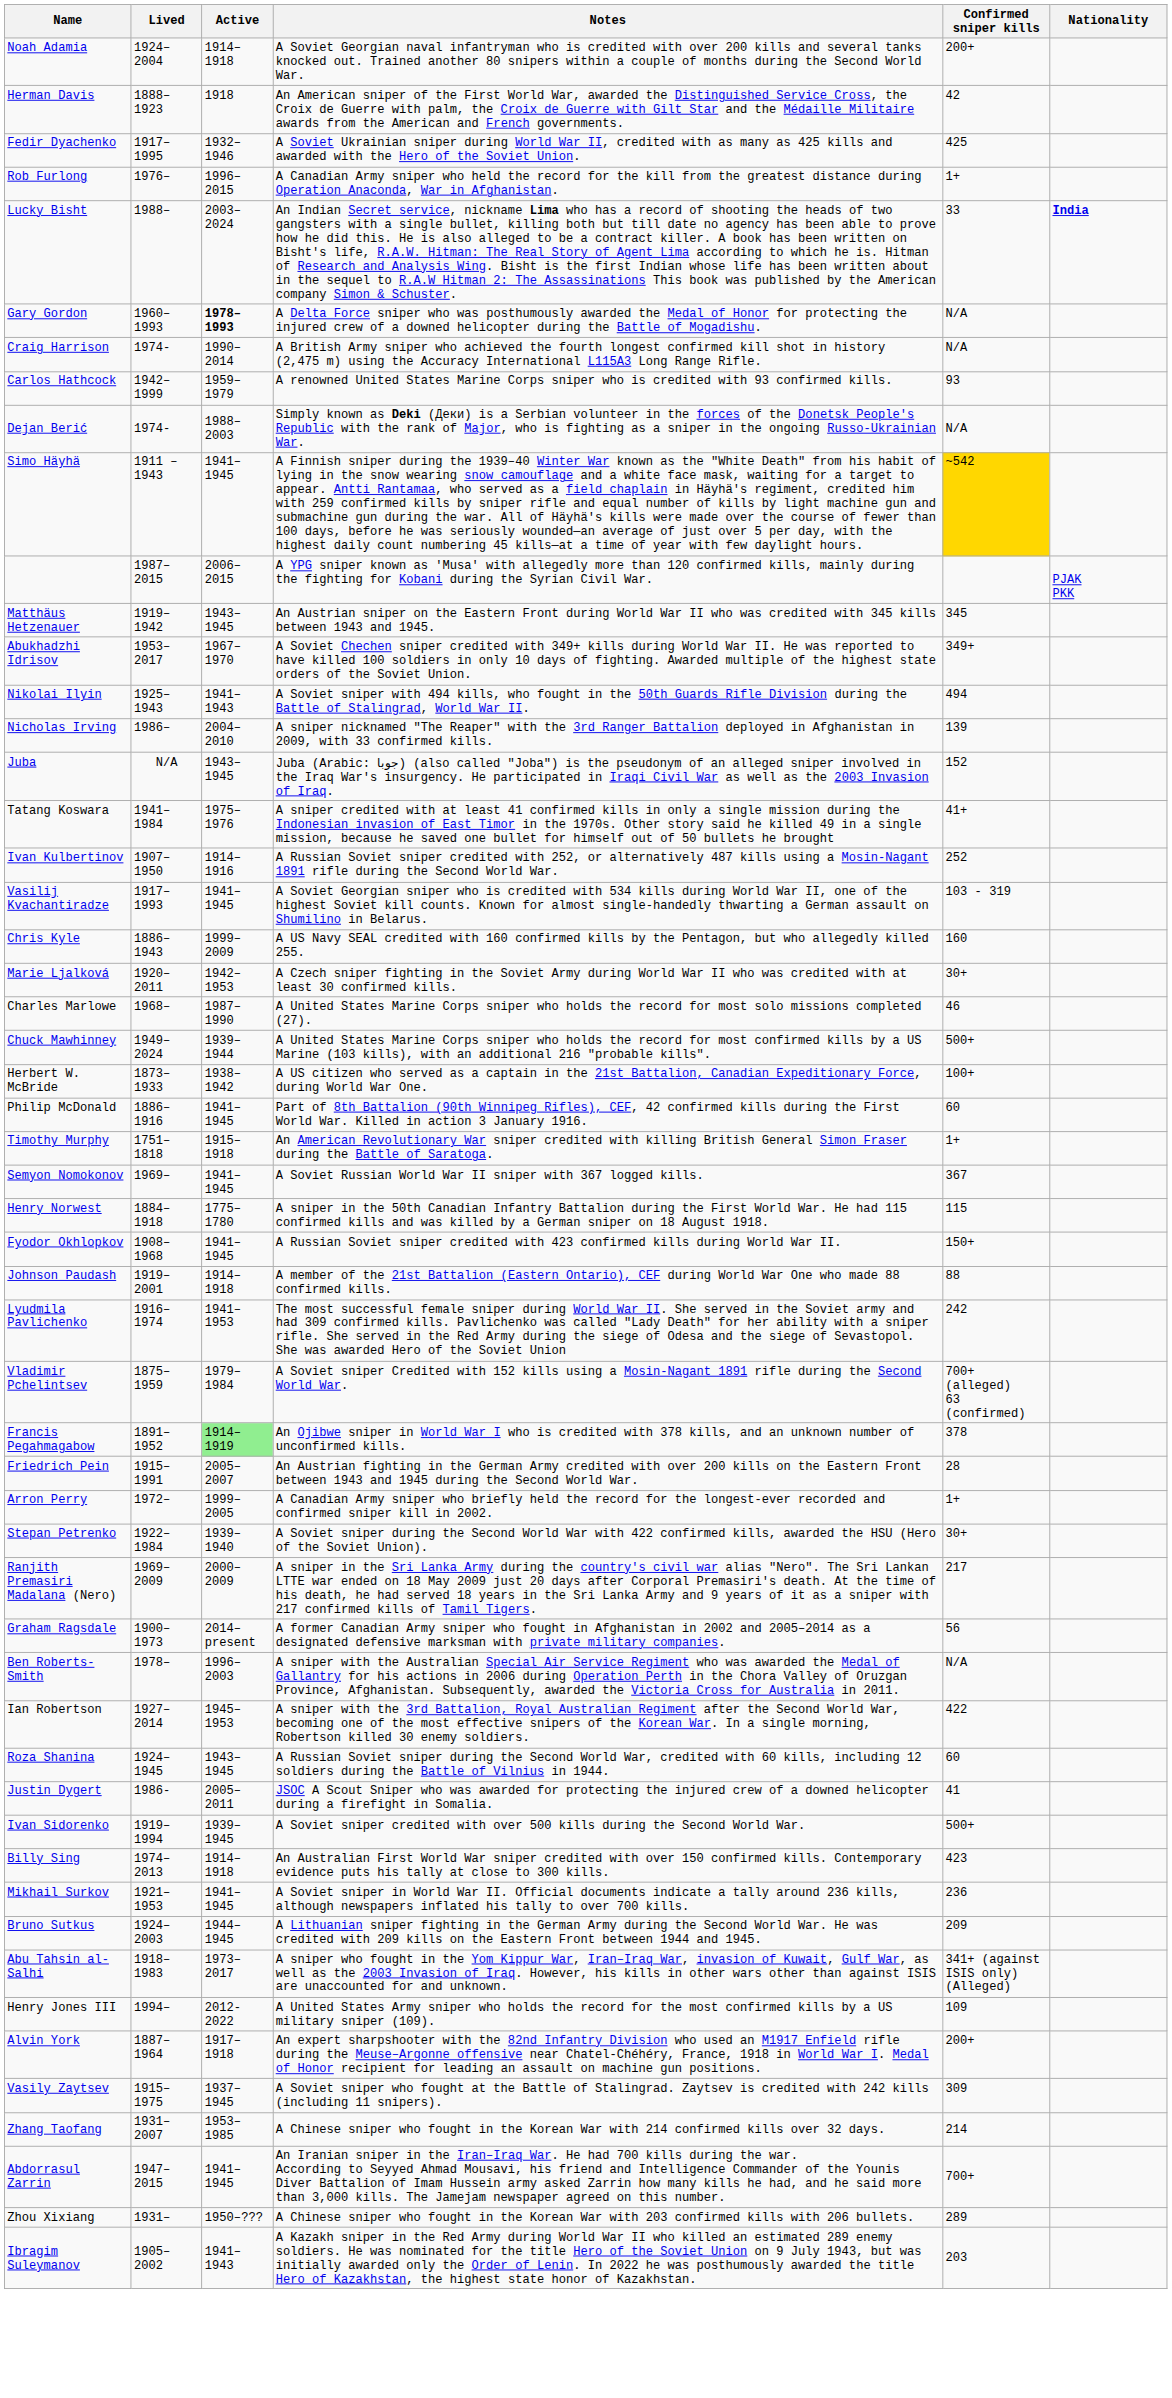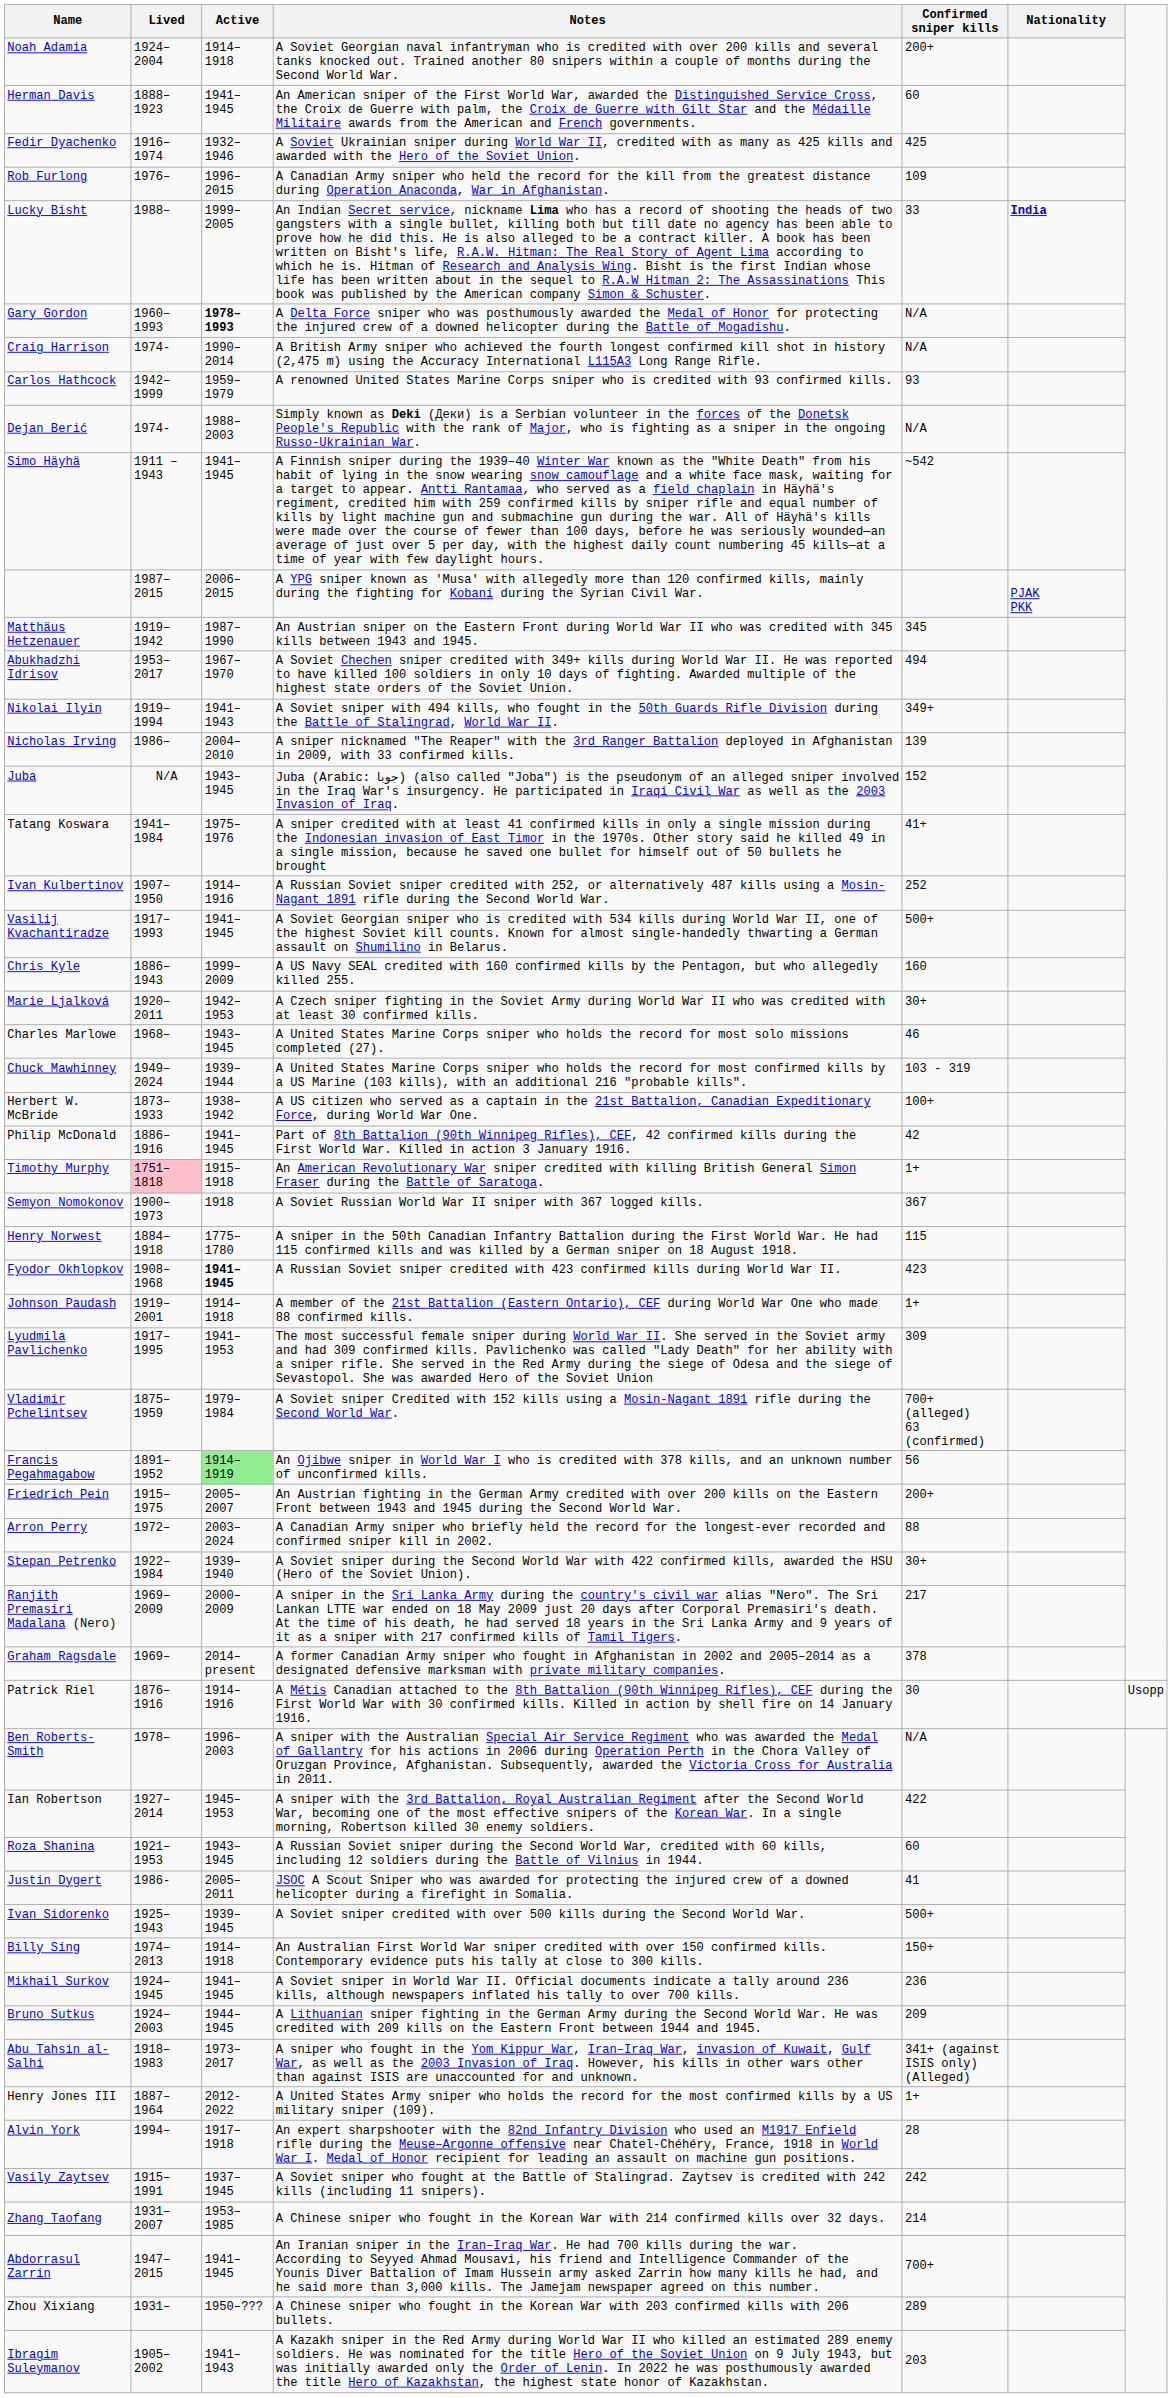(219, 96) 1918 -> (223, 103) 1941–1945
(953, 96) 42 -> (912, 96) 60
(152, 150) 1917–1995 -> (152, 150) 1916–1974
(953, 177) 1+ -> (916, 177) 109
(223, 217) 2003–2024 -> (223, 217) 1999–2005
(960, 462) gold background -> (920, 462) no background
(223, 620) 1943–1945 -> (223, 634) 1987–1990
(960, 647) 349+ -> (916, 661) 494
(152, 702) 1925–1943 -> (152, 716) 1919–1994
(956, 695) 494 -> (920, 709) 349+
(978, 892) 103 - 319 -> (920, 920) 500+
(223, 1014) 1987–1990 -> (223, 1042) 1943–1945
(960, 1040) 500+ -> (938, 1068) 103 - 319
(953, 1108) 60 -> (912, 1136) 42
(152, 1148) no background -> (152, 1176) pink background
(152, 1175) 1969– -> (152, 1210) 1900–1973
(223, 1182) 1941–1945 -> (219, 1203) 1918
(223, 1249) normal -> (223, 1277) bold
(960, 1242) 150+ -> (916, 1270) 423
(953, 1276) 88 -> (912, 1304) 1+
(152, 1317) 1916–1974 -> (152, 1345) 1917–1995
(956, 1310) 242 -> (916, 1338) 309
(956, 1433) 378 -> (912, 1461) 56
(152, 1473) 1915–1991 -> (152, 1501) 1915–1975
(953, 1466) 28 -> (920, 1494) 200+
(223, 1507) 1999–2005 -> (223, 1535) 2003–2024
(953, 1500) 1+ -> (912, 1528) 88
(152, 1636) 1900–1973 -> (152, 1657) 1969–
(953, 1629) 56 -> (916, 1657) 378
+ row: (51, 1690)
(152, 1765) 1924–1945 -> (152, 1854) 1921–1953
(152, 1832) 1919–1994 -> (152, 1922) 1925–1943
(956, 1859) 423 -> (920, 1948) 150+
(152, 1899) 1921–1953 -> (152, 1989) 1924–1945
(152, 2007) 1994– -> (152, 2104) 1887–1964
(956, 2007) 109 -> (912, 2097) 1+
(152, 2048) 1887–1964 -> (152, 2130) 1994–
(960, 2041) 200+ -> (912, 2130) 28
(152, 2096) 1915–1975 -> (152, 2185) 1915–1991
(956, 2089) 309 -> (916, 2178) 242
